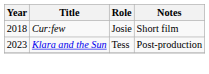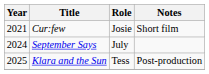(17, 28) 2018 -> (17, 28) 2021
+ row: (64, 45)
(17, 45) 2023 -> (17, 61) 2025
